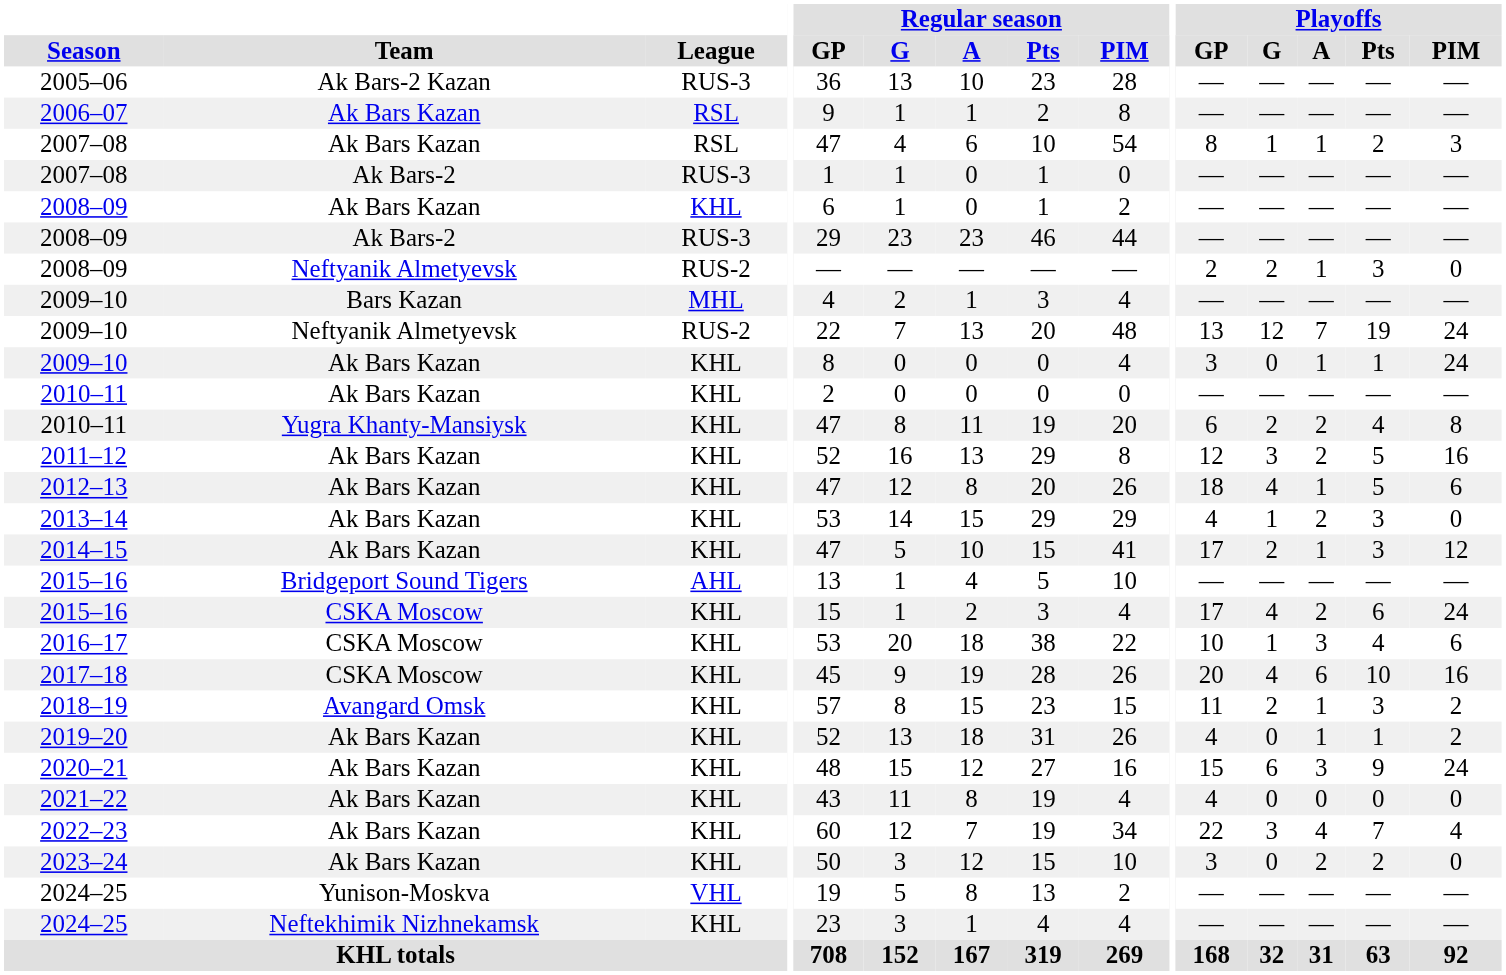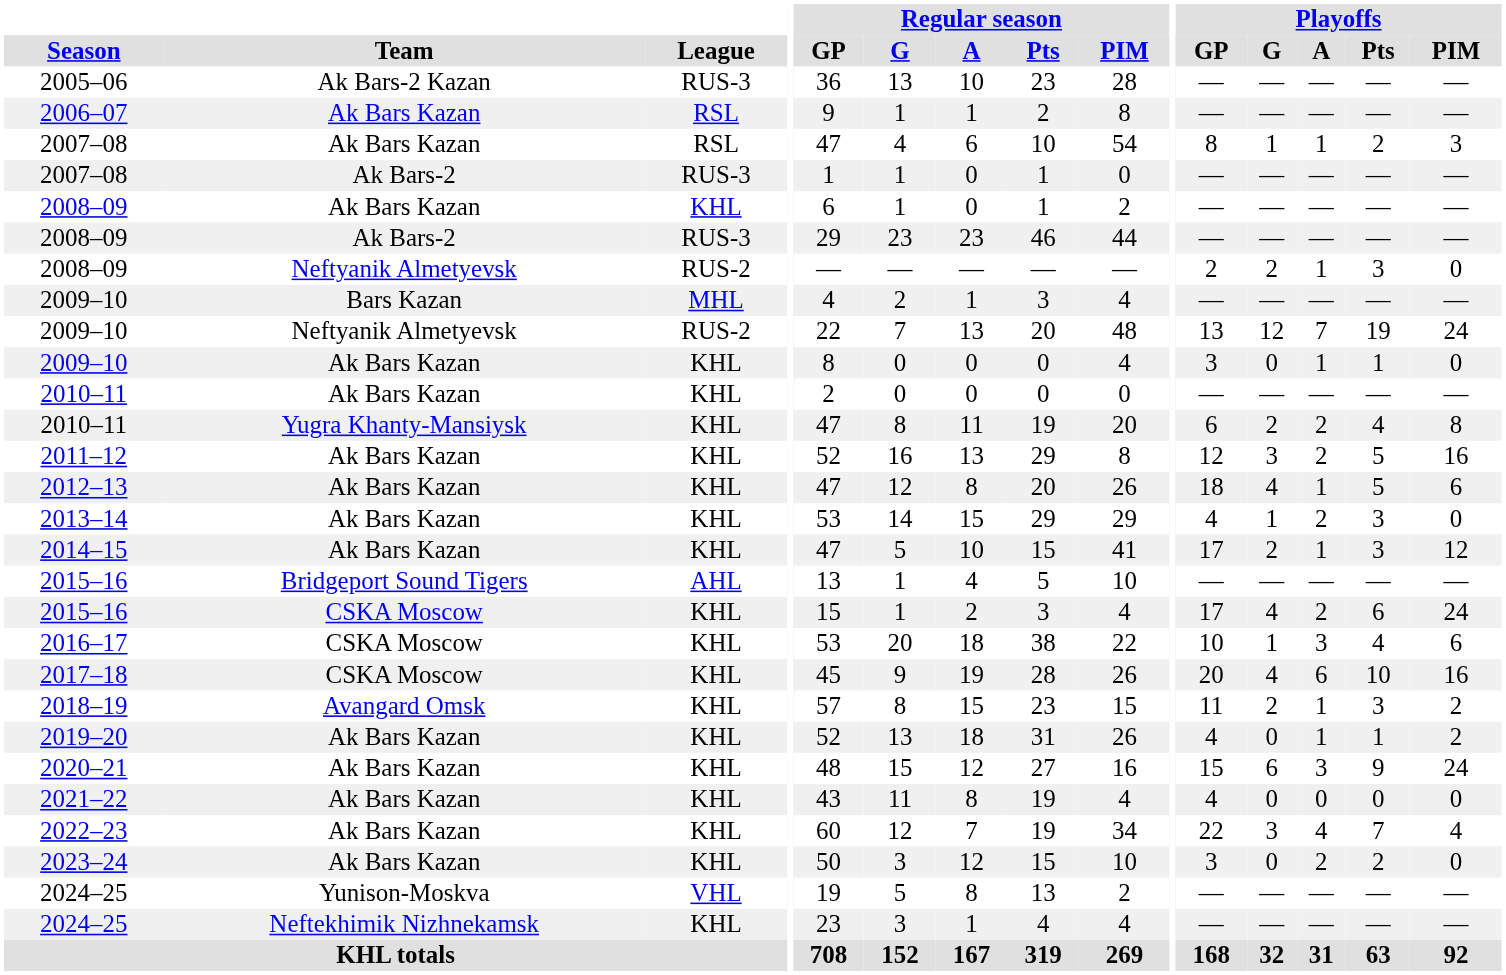(1456, 362) 24 -> (1456, 362) 0
